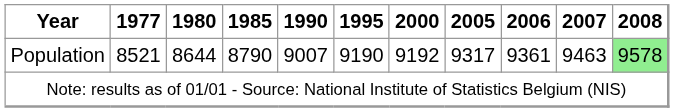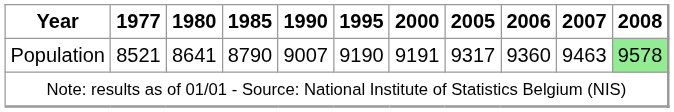(194, 55) 8644 -> (194, 55) 8641
(417, 55) 9192 -> (417, 55) 9191
(529, 55) 9361 -> (529, 55) 9360
